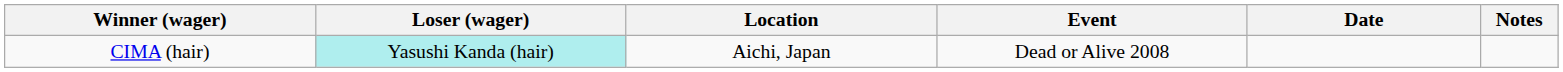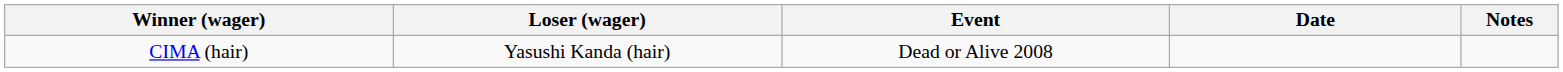- column: (781, 20)
(471, 51) paleturquoise background -> (587, 51) no background
